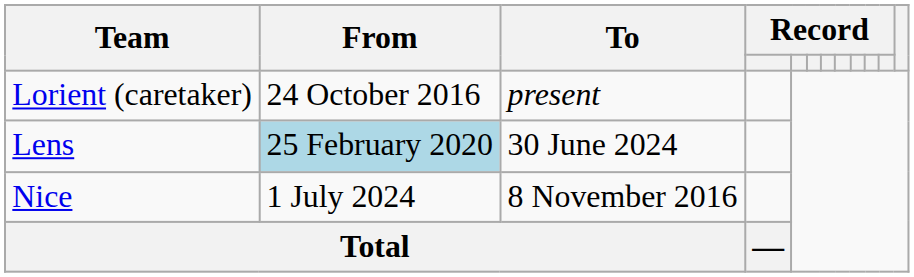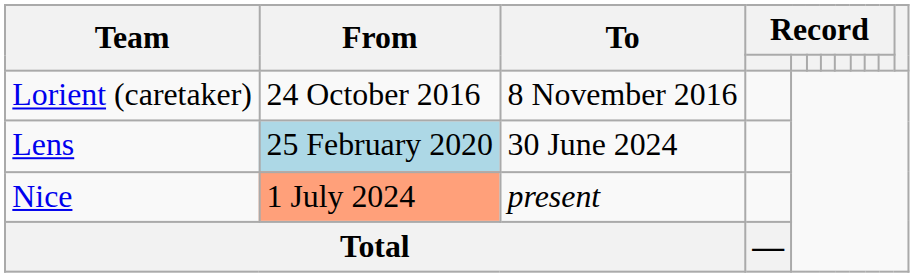(554, 94) present -> (623, 94) 8 November 2016
(341, 195) no background -> (341, 195) lightsalmon background
(623, 195) 8 November 2016 -> (554, 195) present
